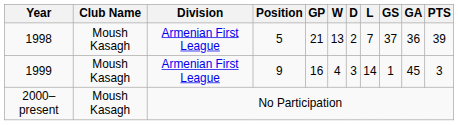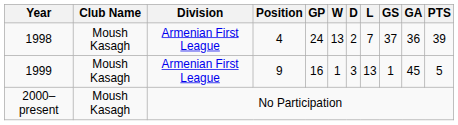(279, 39) 5 -> (279, 39) 4
(317, 39) 21 -> (317, 39) 24
(337, 71) 4 -> (337, 71) 1
(370, 71) 14 -> (370, 71) 13
(439, 71) 3 -> (439, 71) 5
